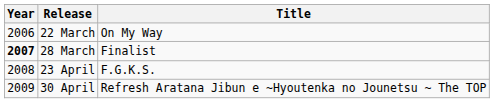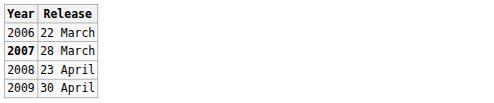- column: (294, 14)
